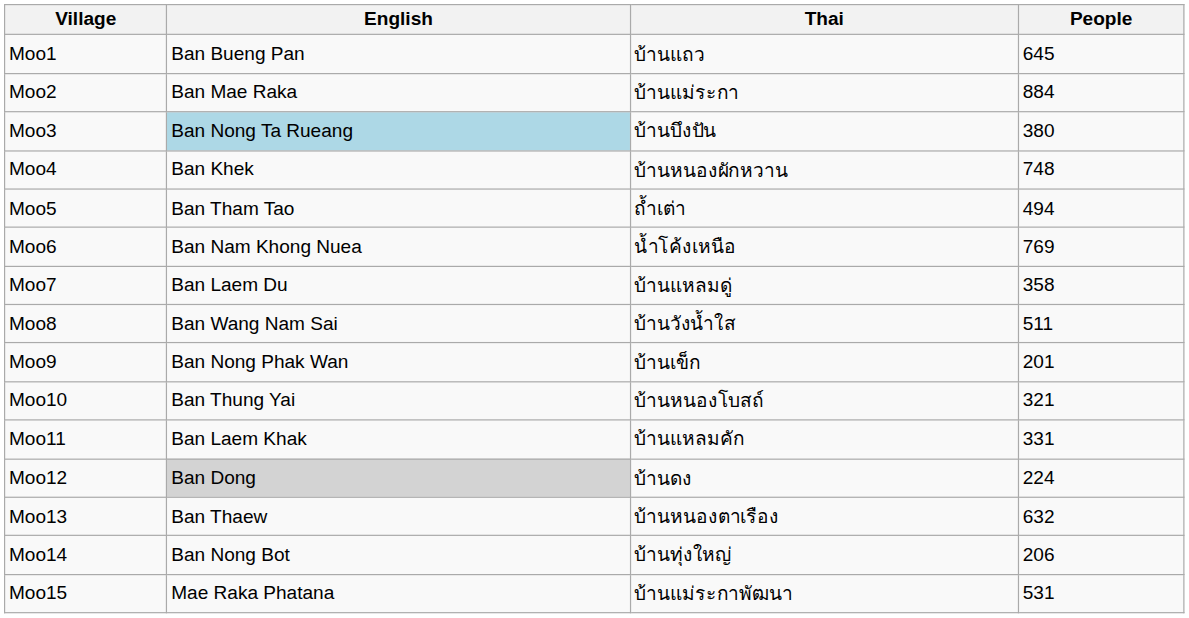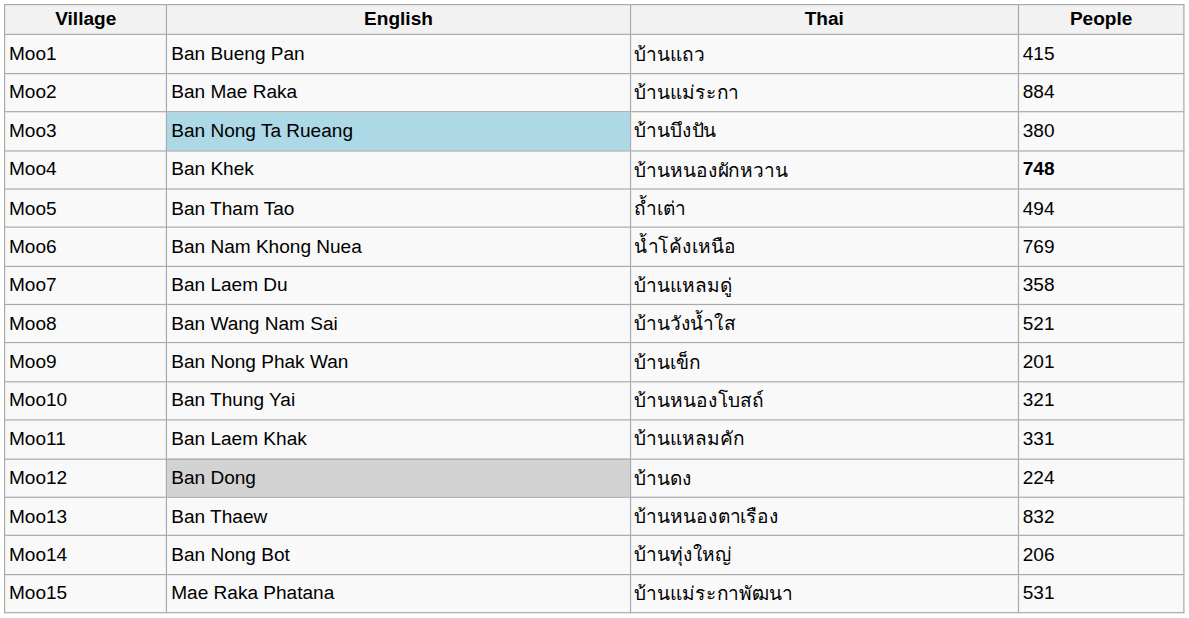(1039, 53) 645 -> (1039, 53) 415
(1039, 169) normal -> (1039, 169) bold
(1038, 323) 511 -> (1039, 323) 521
(1039, 516) 632 -> (1039, 516) 832
